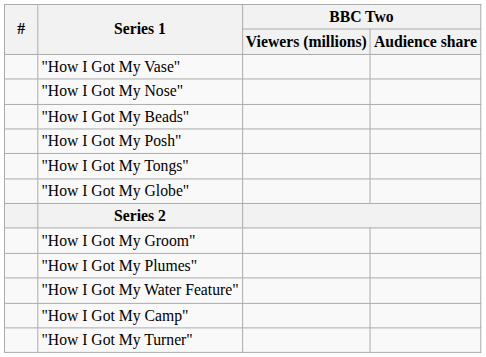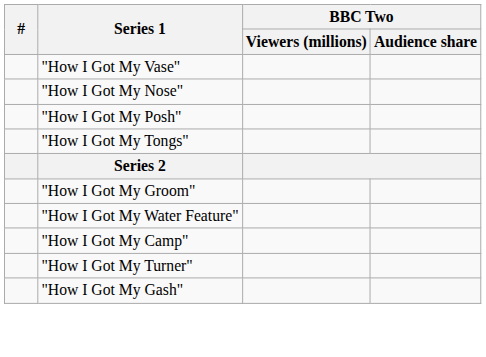- row: (115, 116)
- row: (115, 191)
- row: (119, 265)
+ row: (112, 290)
